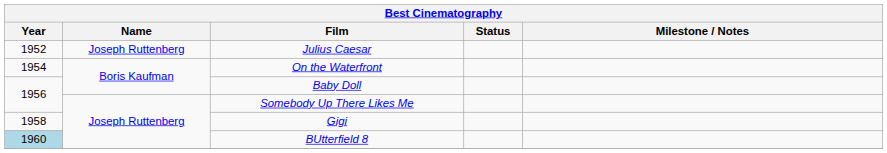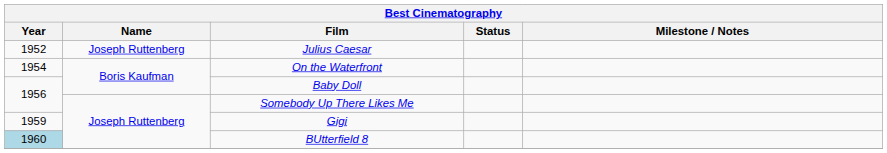(34, 121) 1958 -> (34, 121) 1959
